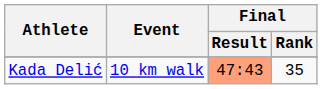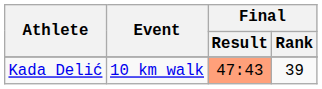(294, 70) 35 -> (294, 70) 39
